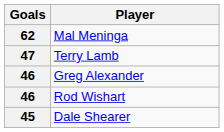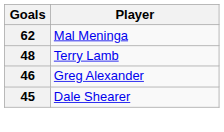(28, 55) 47 -> (28, 55) 48
- row: (90, 96)
